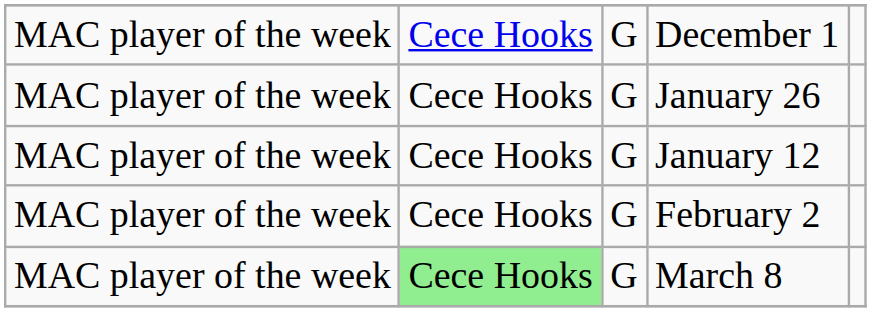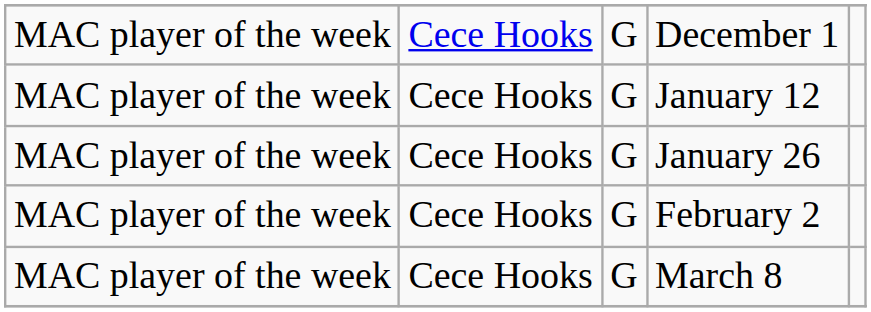rows swapped: (738, 154) <-> (738, 94)
(501, 275) lightgreen background -> (501, 275) no background
